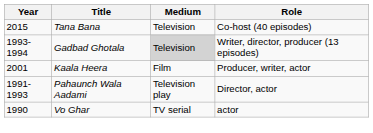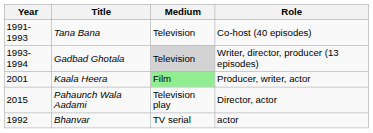(17, 27) 2015 -> (19, 32) 1991-1993
(162, 68) no background -> (162, 79) lightgreen background
(19, 89) 1991-1993 -> (17, 100) 2015
+ row: (72, 120)
- row: (72, 109)
